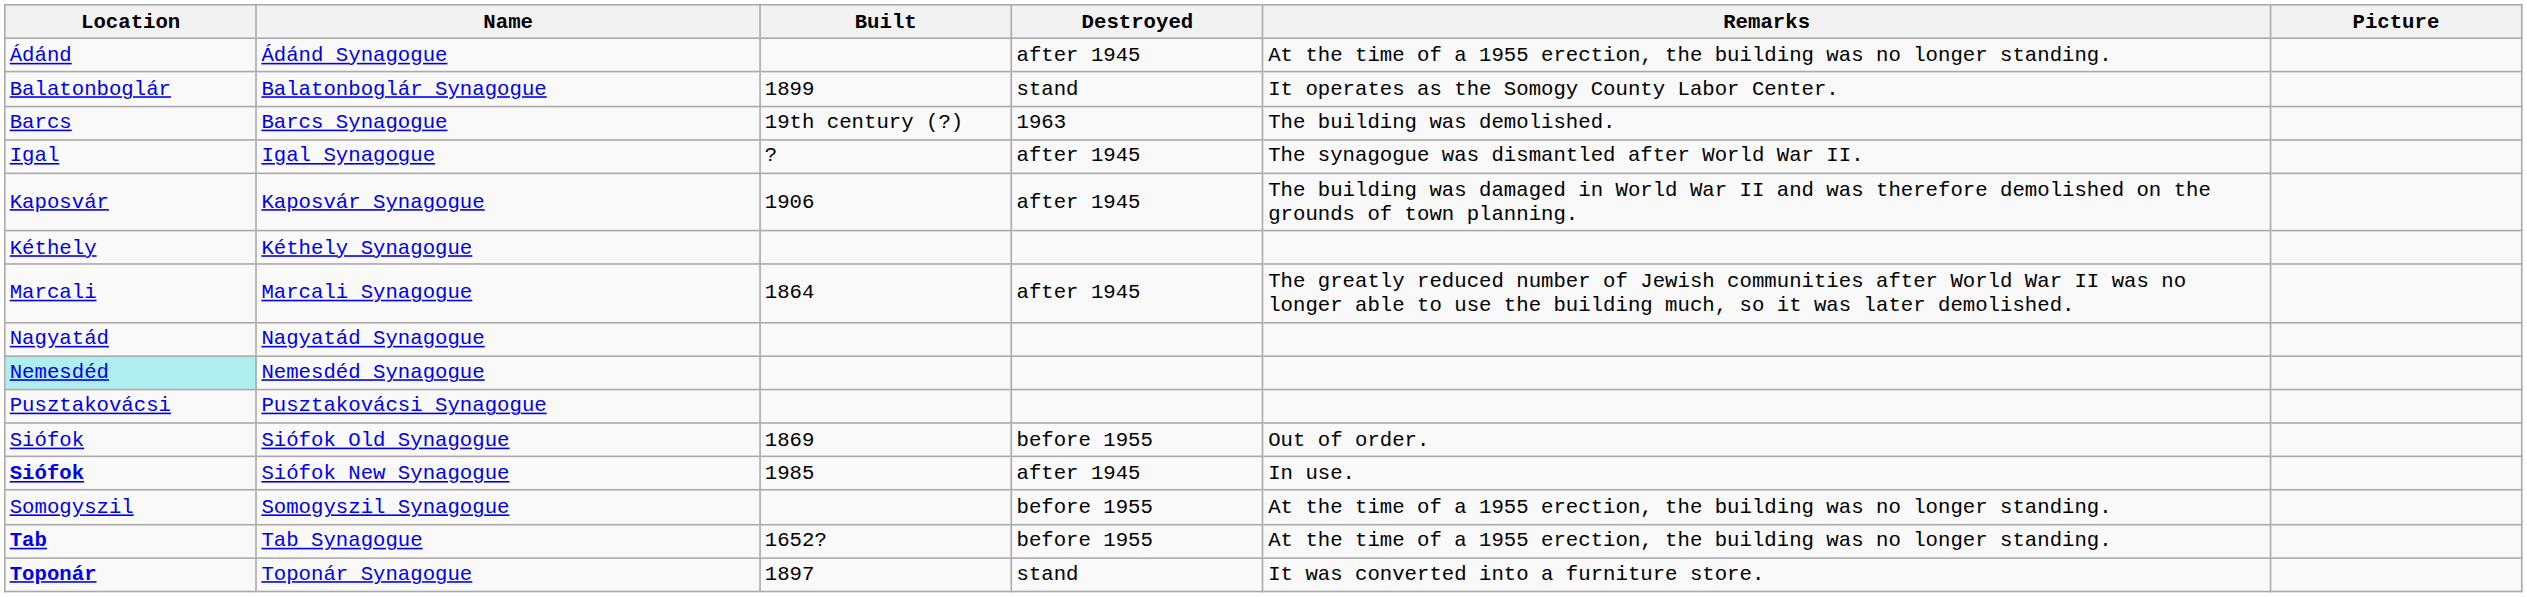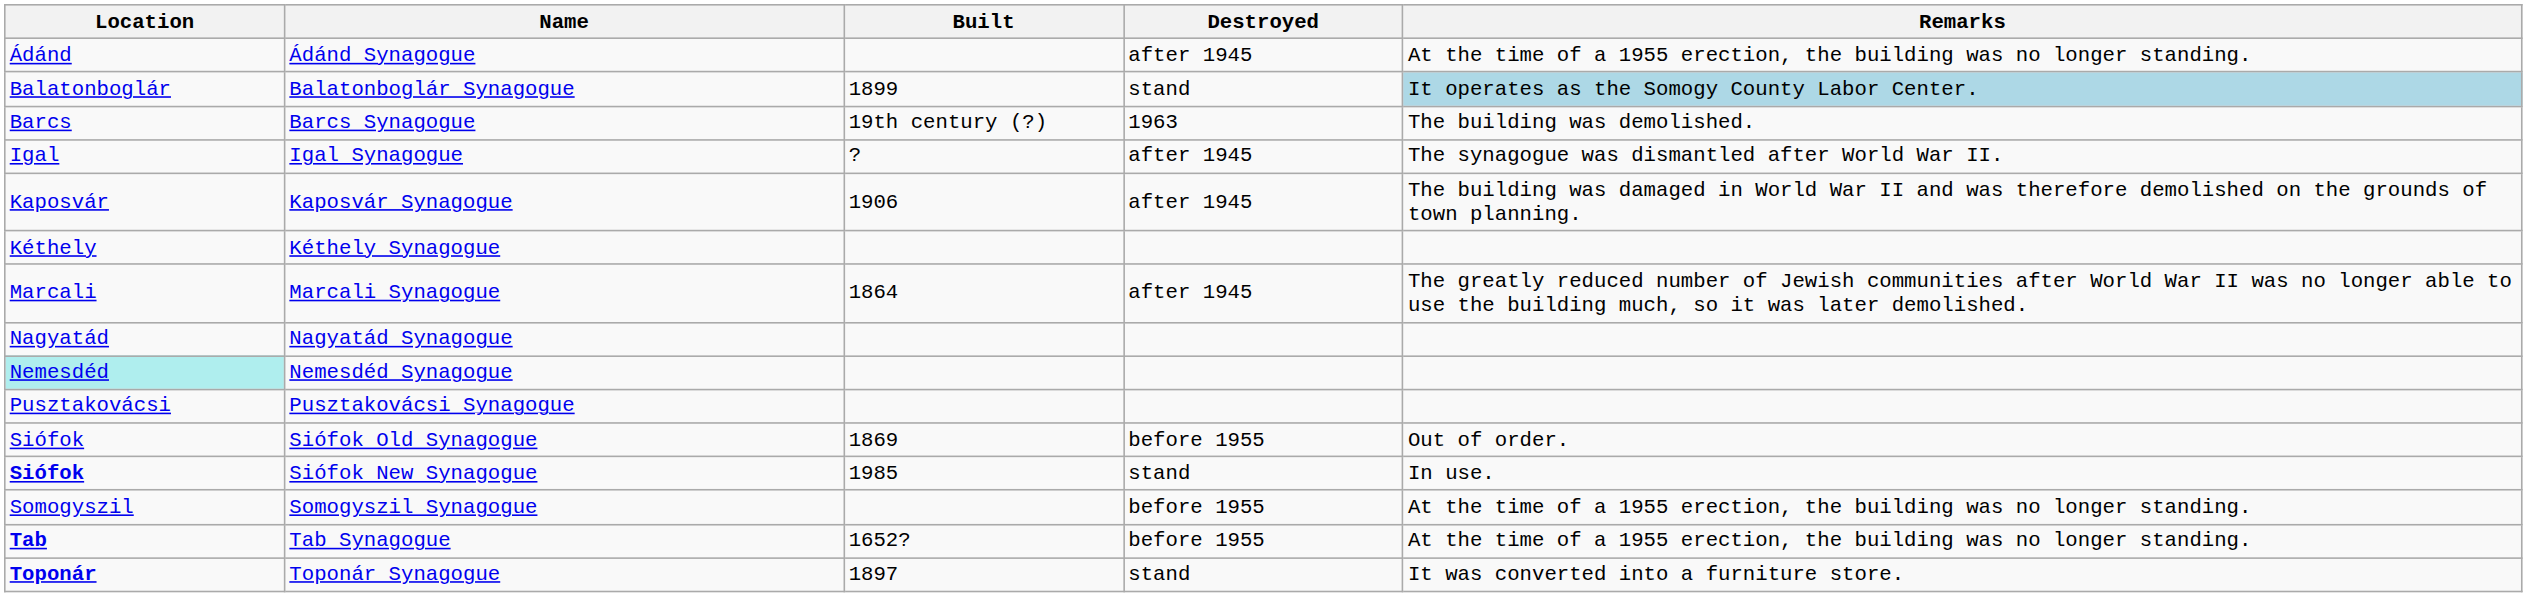- column: (2396, 22)
(1553, 89) no background -> (1693, 89) lightblue background
(1079, 474) after 1945 -> (1159, 474) stand
